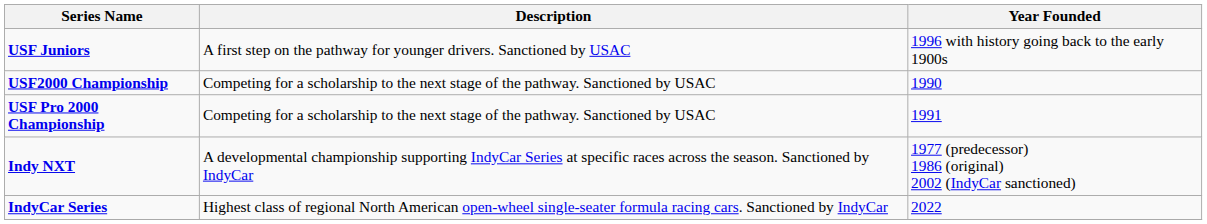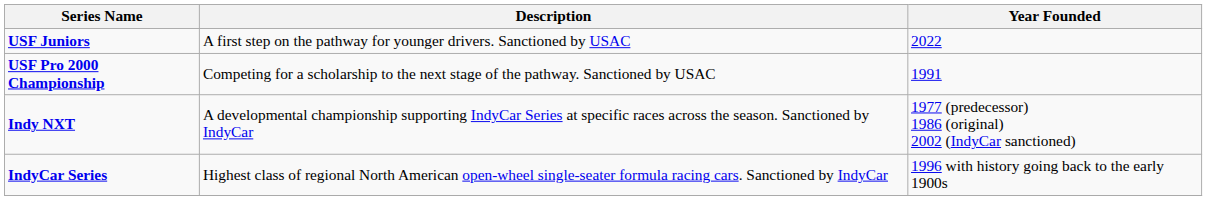(1038, 49) 1996 with history going back to the early 1900s -> (926, 41) 2022
- row: (88, 82)
(926, 207) 2022 -> (1038, 174) 1996 with history going back to the early 1900s
